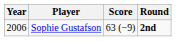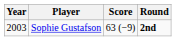(17, 28) 2006 -> (17, 28) 2003
